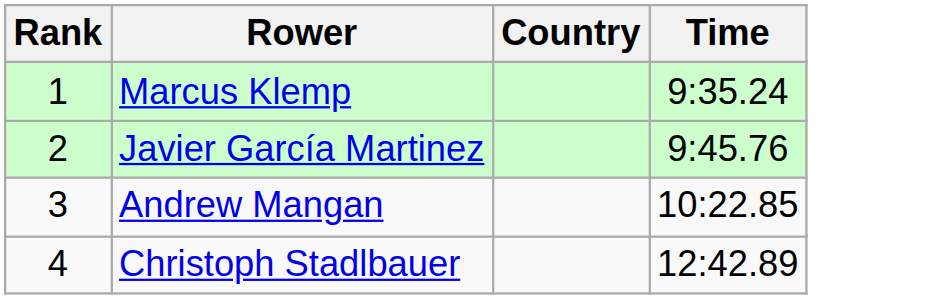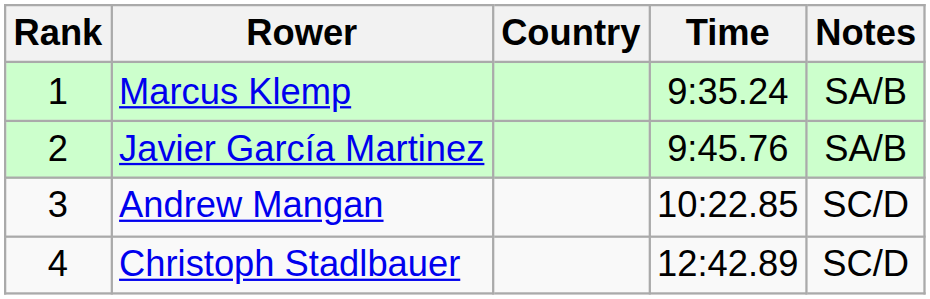+ column: (866, 33)
